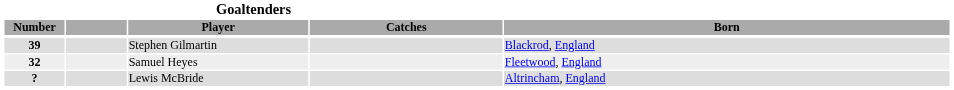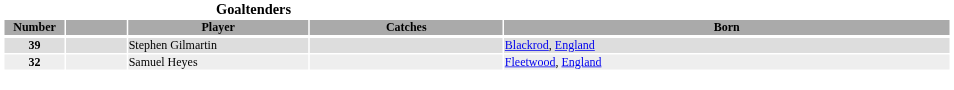- row: (166, 78)
